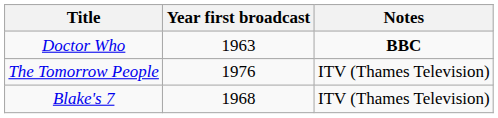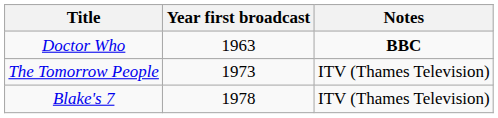(238, 71) 1976 -> (238, 71) 1973
(238, 98) 1968 -> (238, 98) 1978
